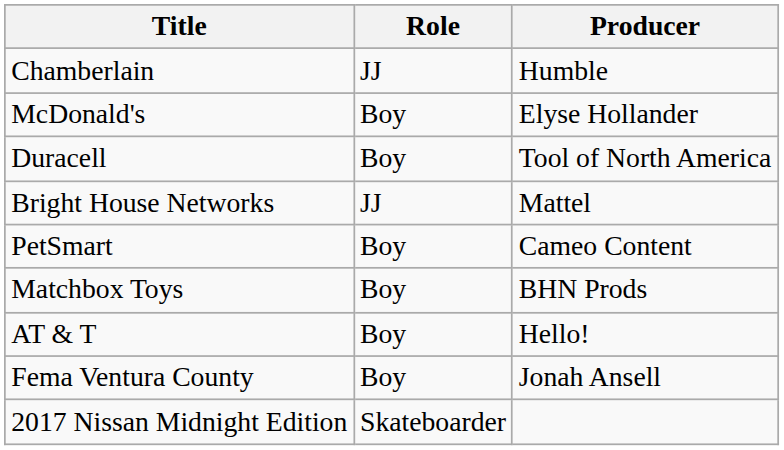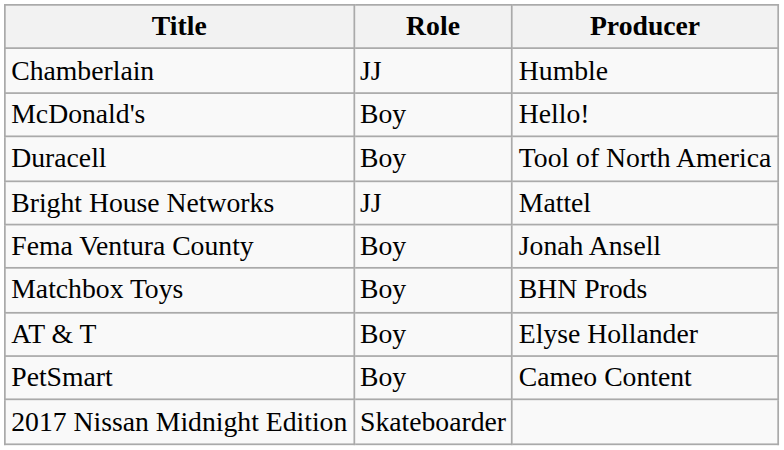(608, 114) Elyse Hollander -> (554, 114) Hello!
rows swapped: (62, 245) <-> (132, 377)
(554, 333) Hello! -> (608, 333) Elyse Hollander
